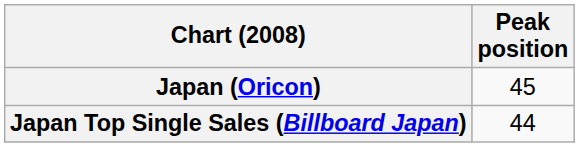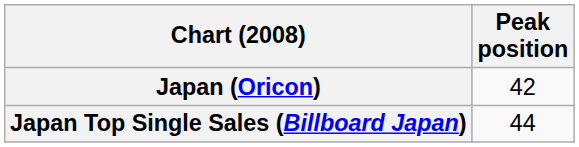(523, 86) 45 -> (523, 86) 42
